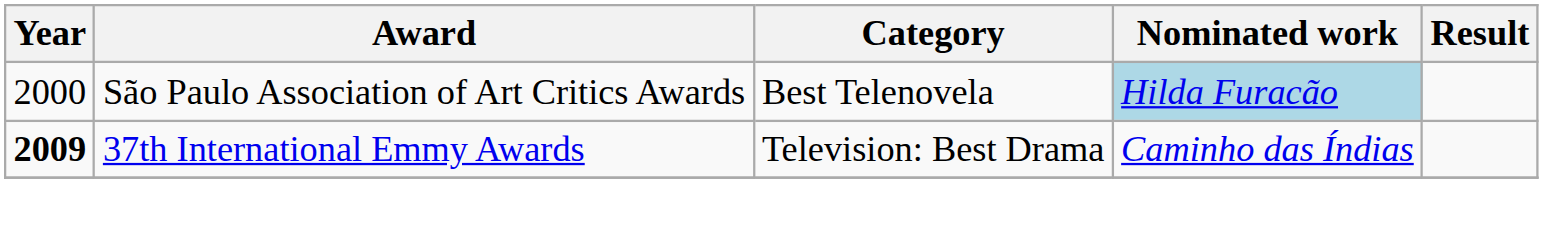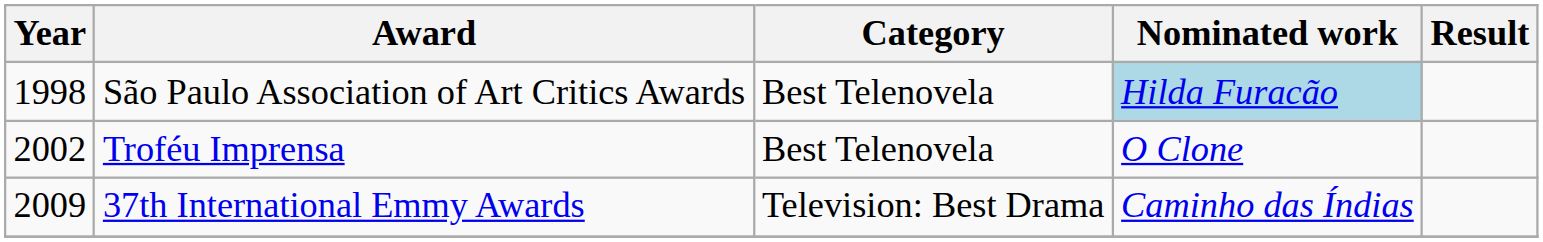(50, 90) 2000 -> (50, 90) 1998
+ row: (224, 148)
(50, 148) bold -> (50, 206) normal
